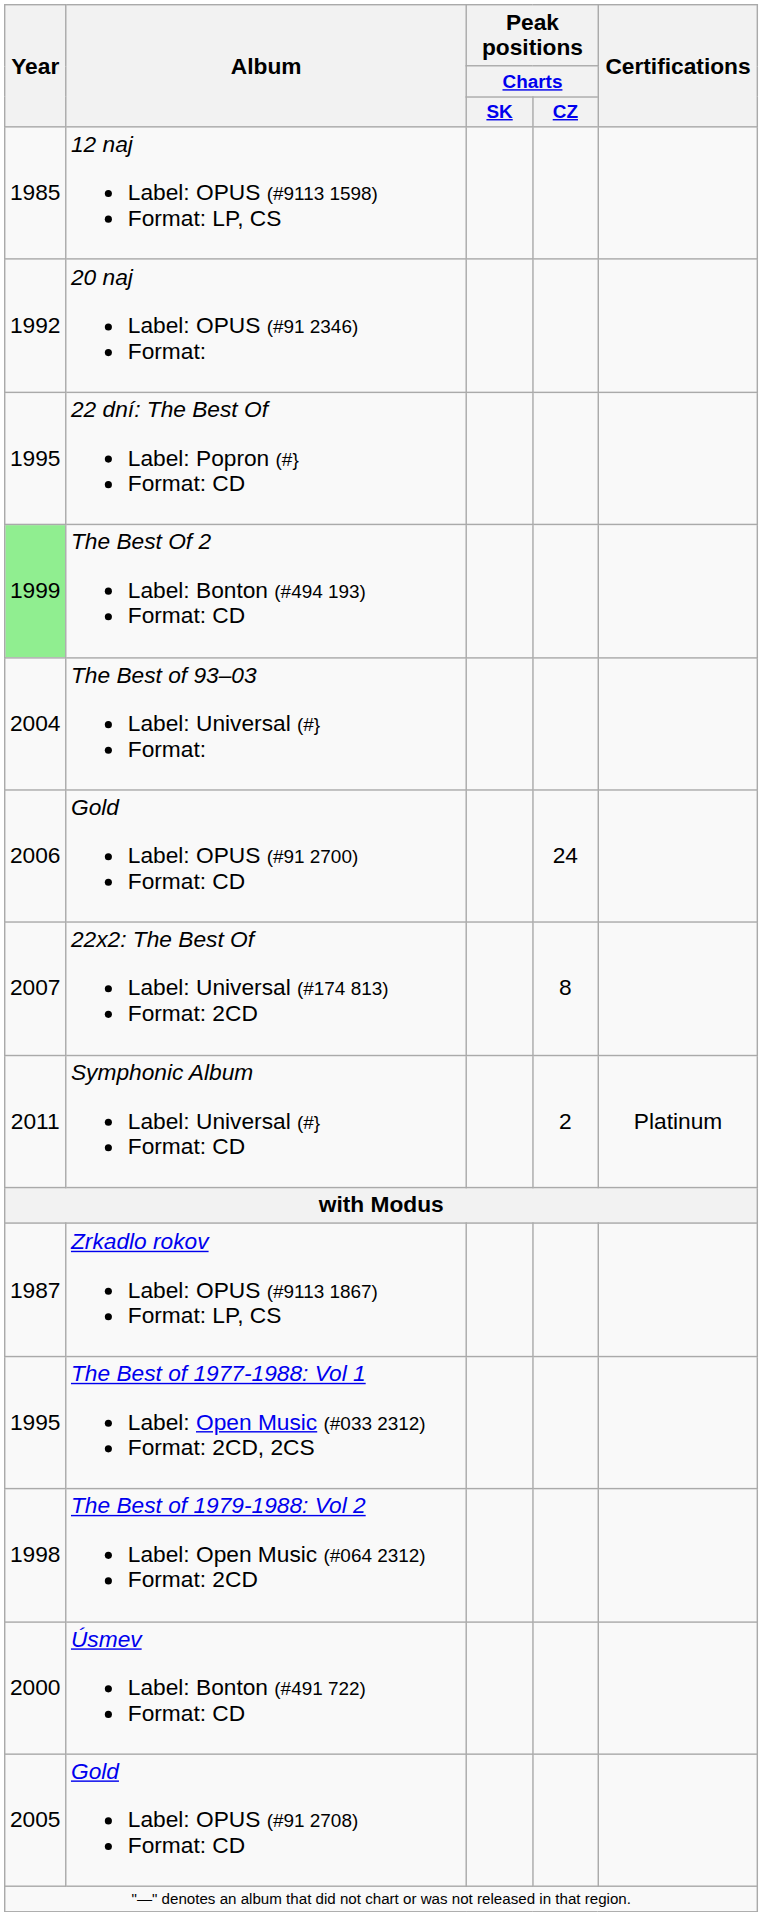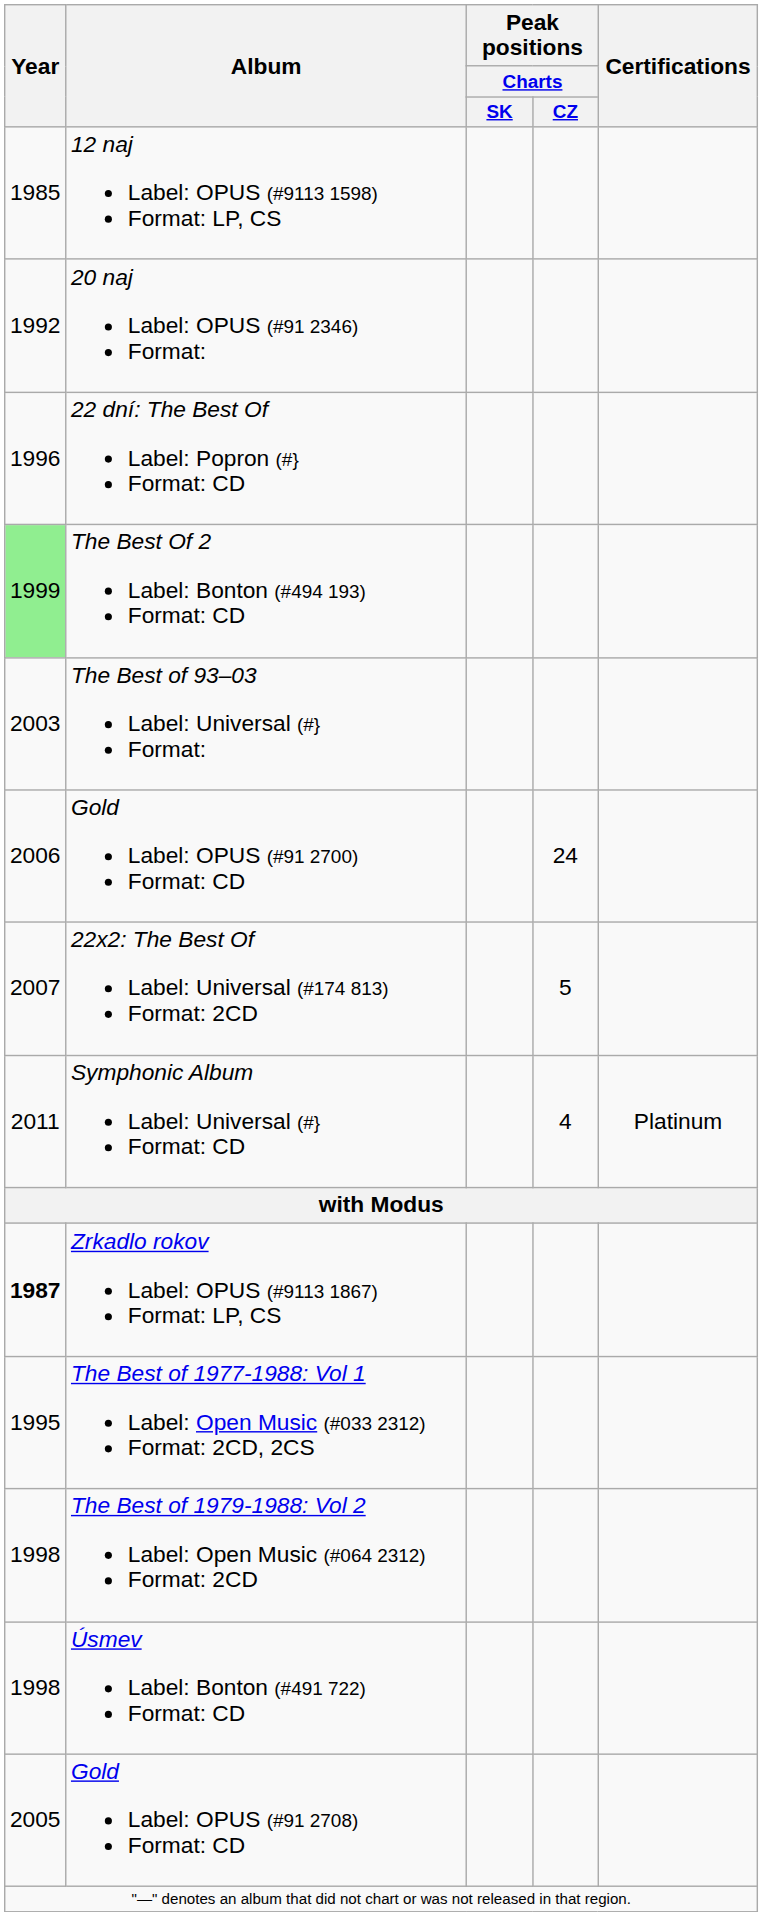(35, 458) 1995 -> (35, 458) 1996
(35, 723) 2004 -> (35, 723) 2003
(565, 988) 8 -> (565, 988) 5
(565, 1121) 2 -> (565, 1121) 4
(35, 1289) normal -> (35, 1289) bold
(35, 1687) 2000 -> (35, 1687) 1998
